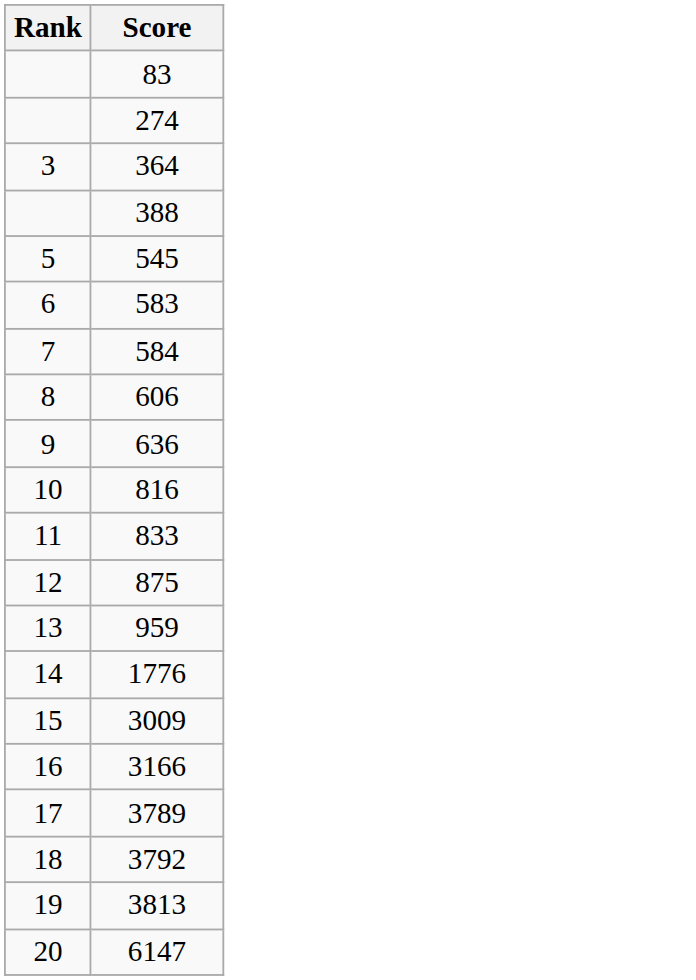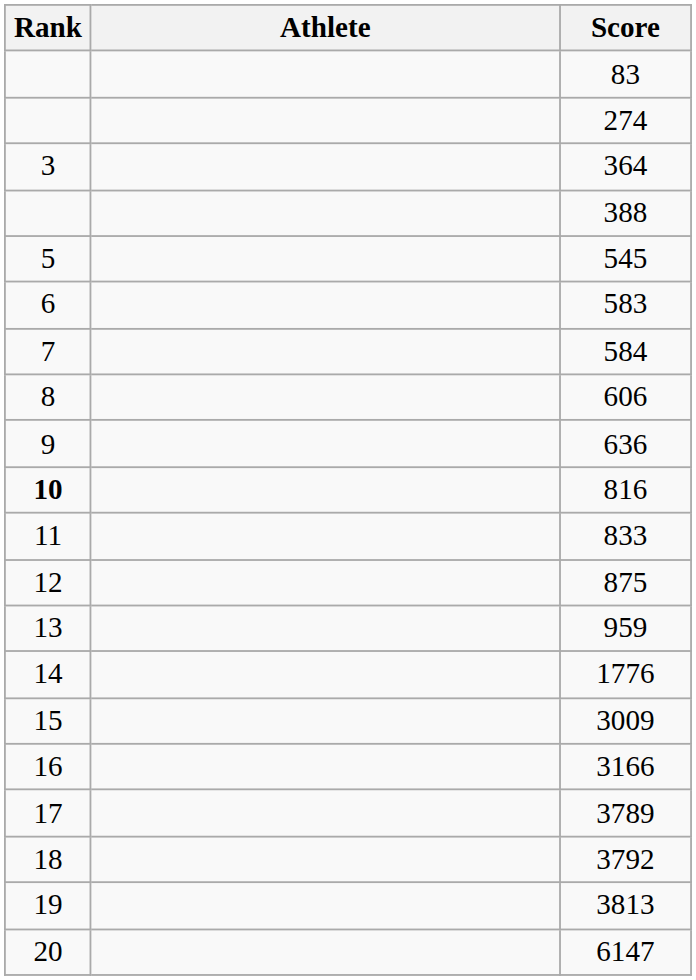+ column: (325, 27)
(48, 489) normal -> (48, 489) bold
